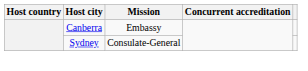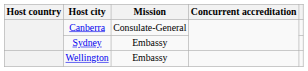(144, 27) Embassy -> (150, 27) Consulate-General
(144, 43) Consulate-General -> (150, 43) Embassy
+ row: (87, 58)
